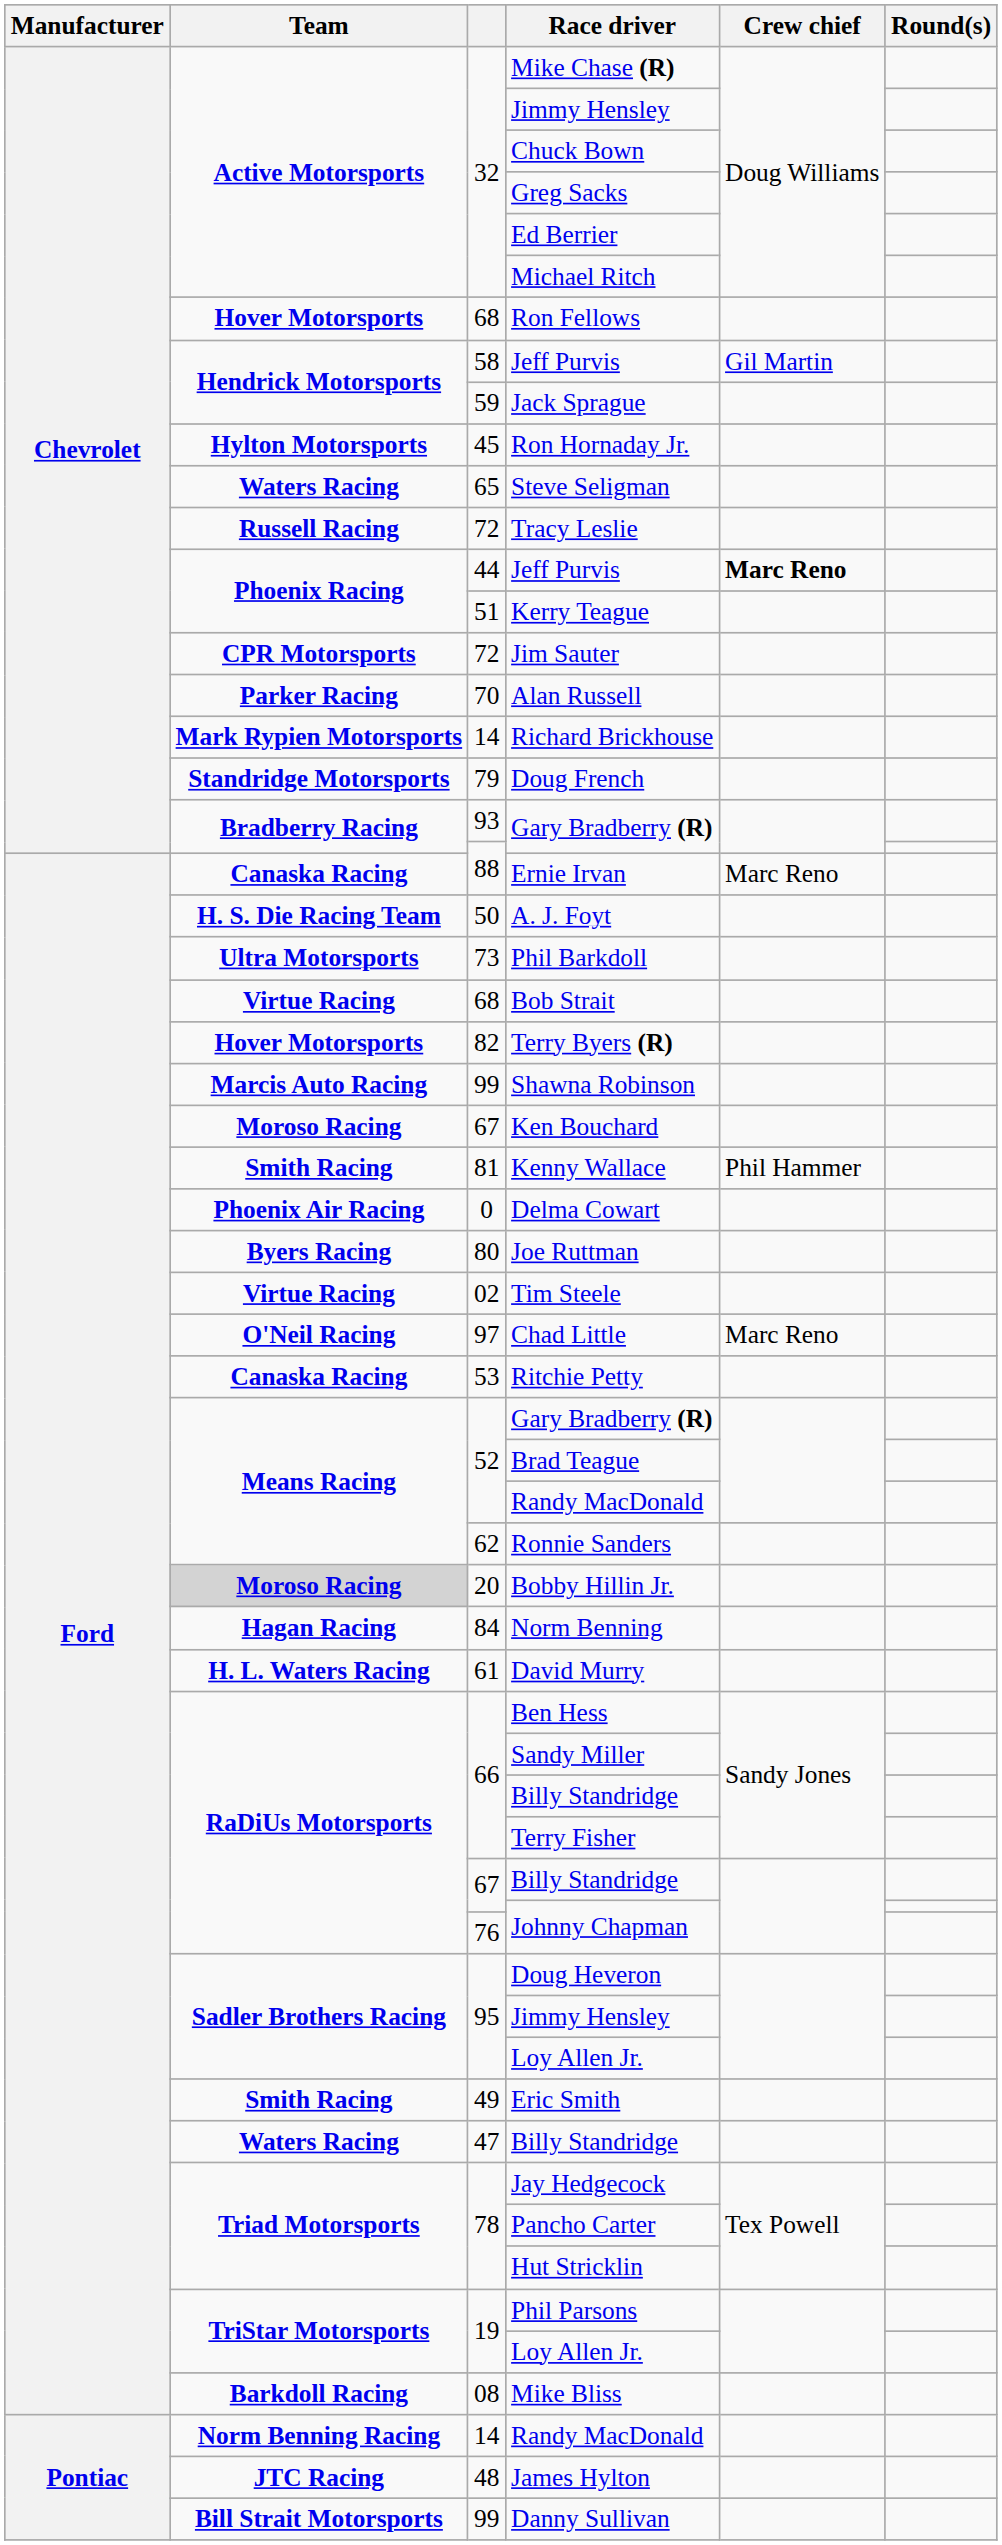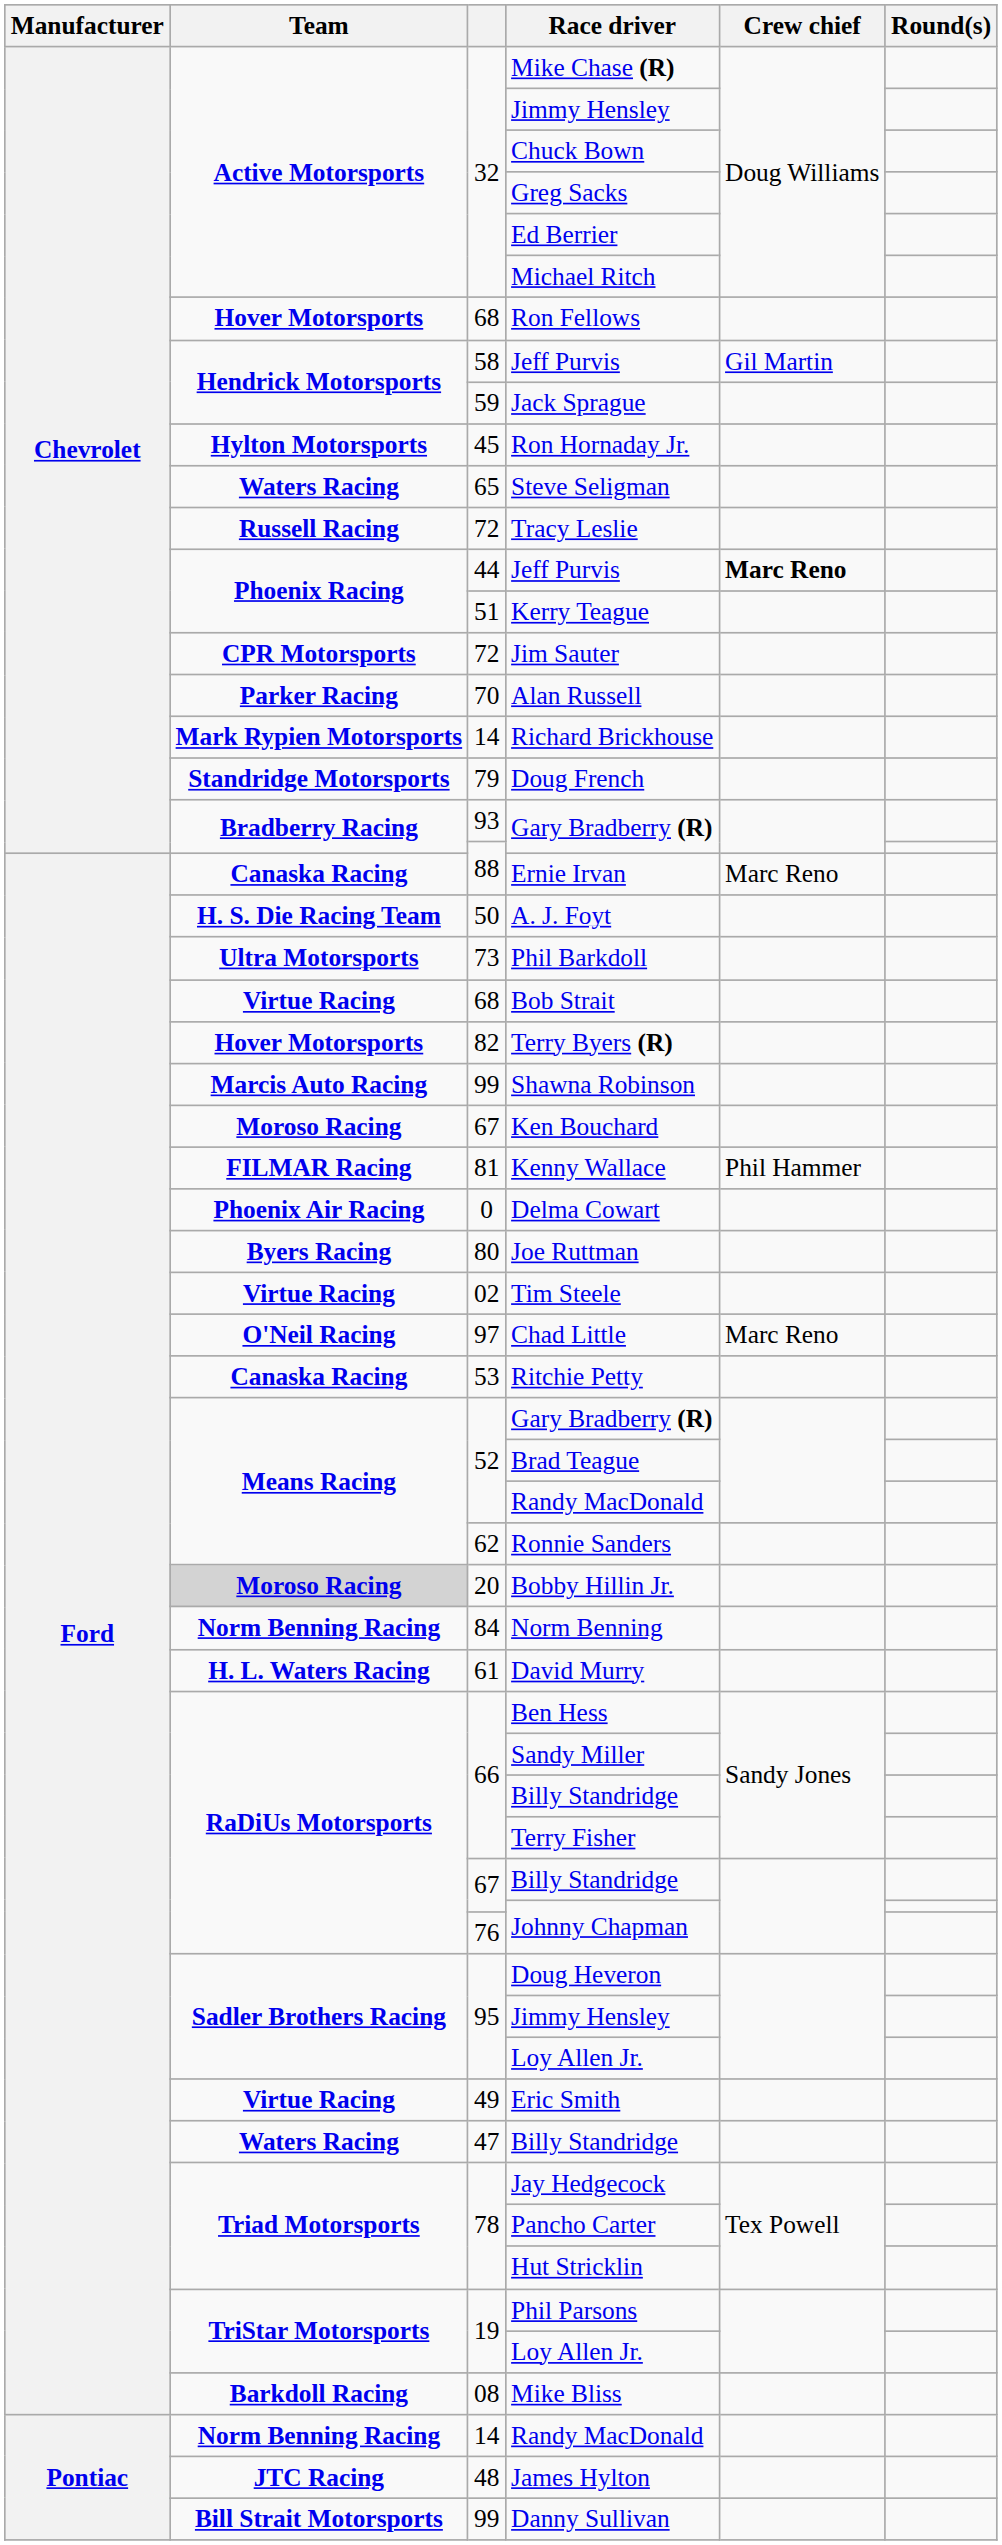(319, 1167) Smith Racing -> (319, 1167) FILMAR Racing
(319, 1627) Hagan Racing -> (319, 1627) Norm Benning Racing
(319, 2100) Smith Racing -> (319, 2100) Virtue Racing
